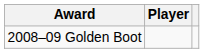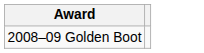- column: (168, 15)
